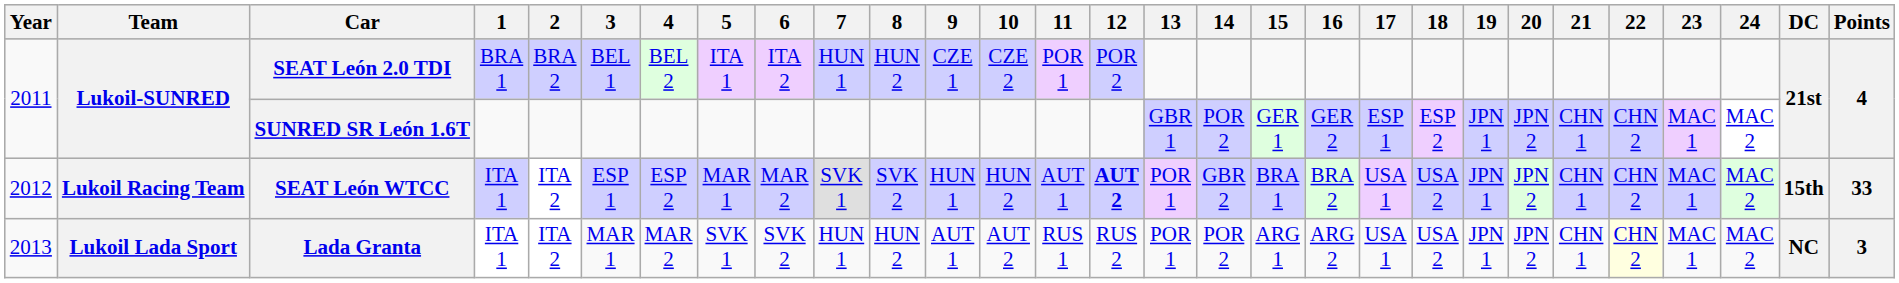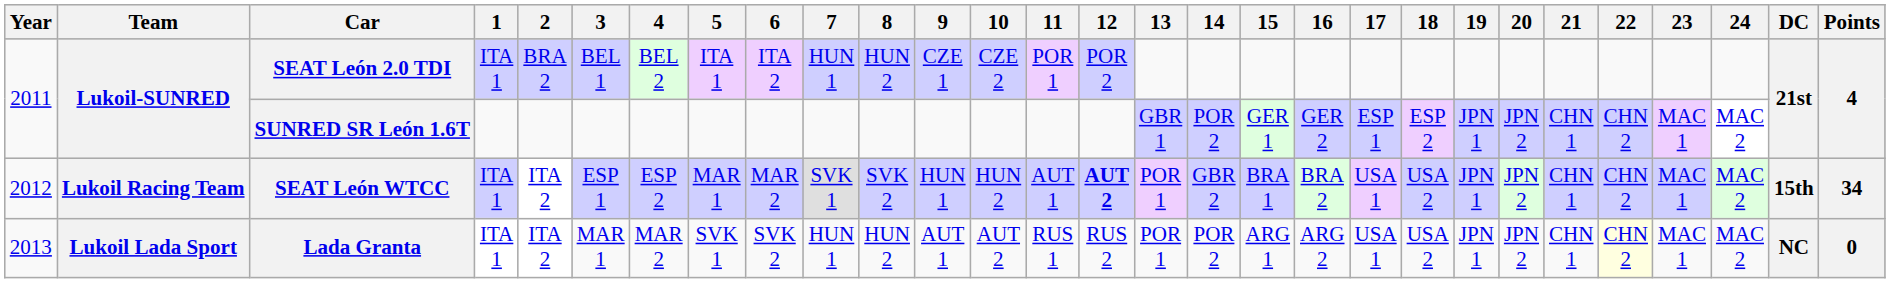(502, 68) BRA 1 -> (497, 68) ITA 1
(1862, 187) 33 -> (1852, 187) 34
(1862, 247) 3 -> (1852, 247) 0
